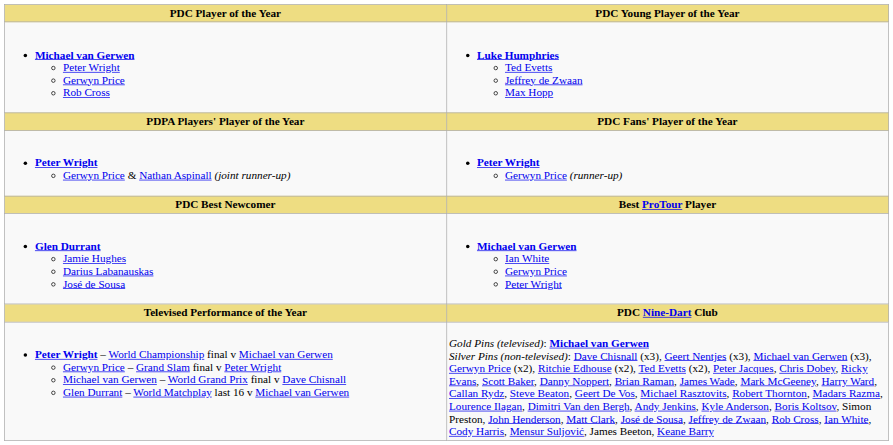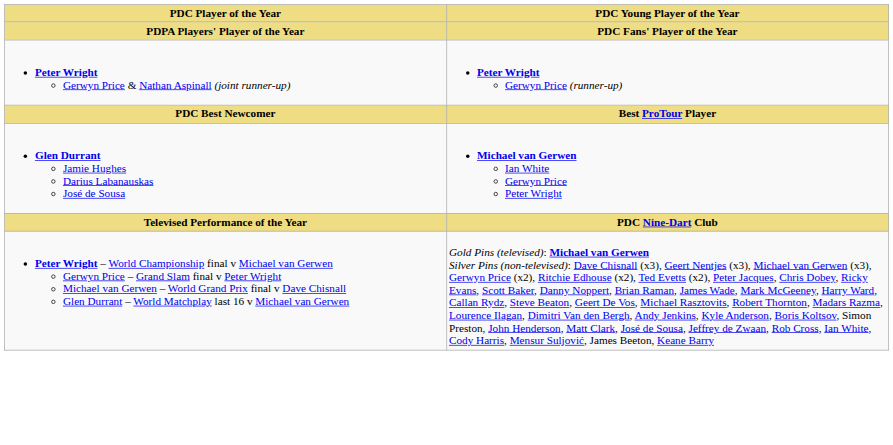- row: (225, 74)
